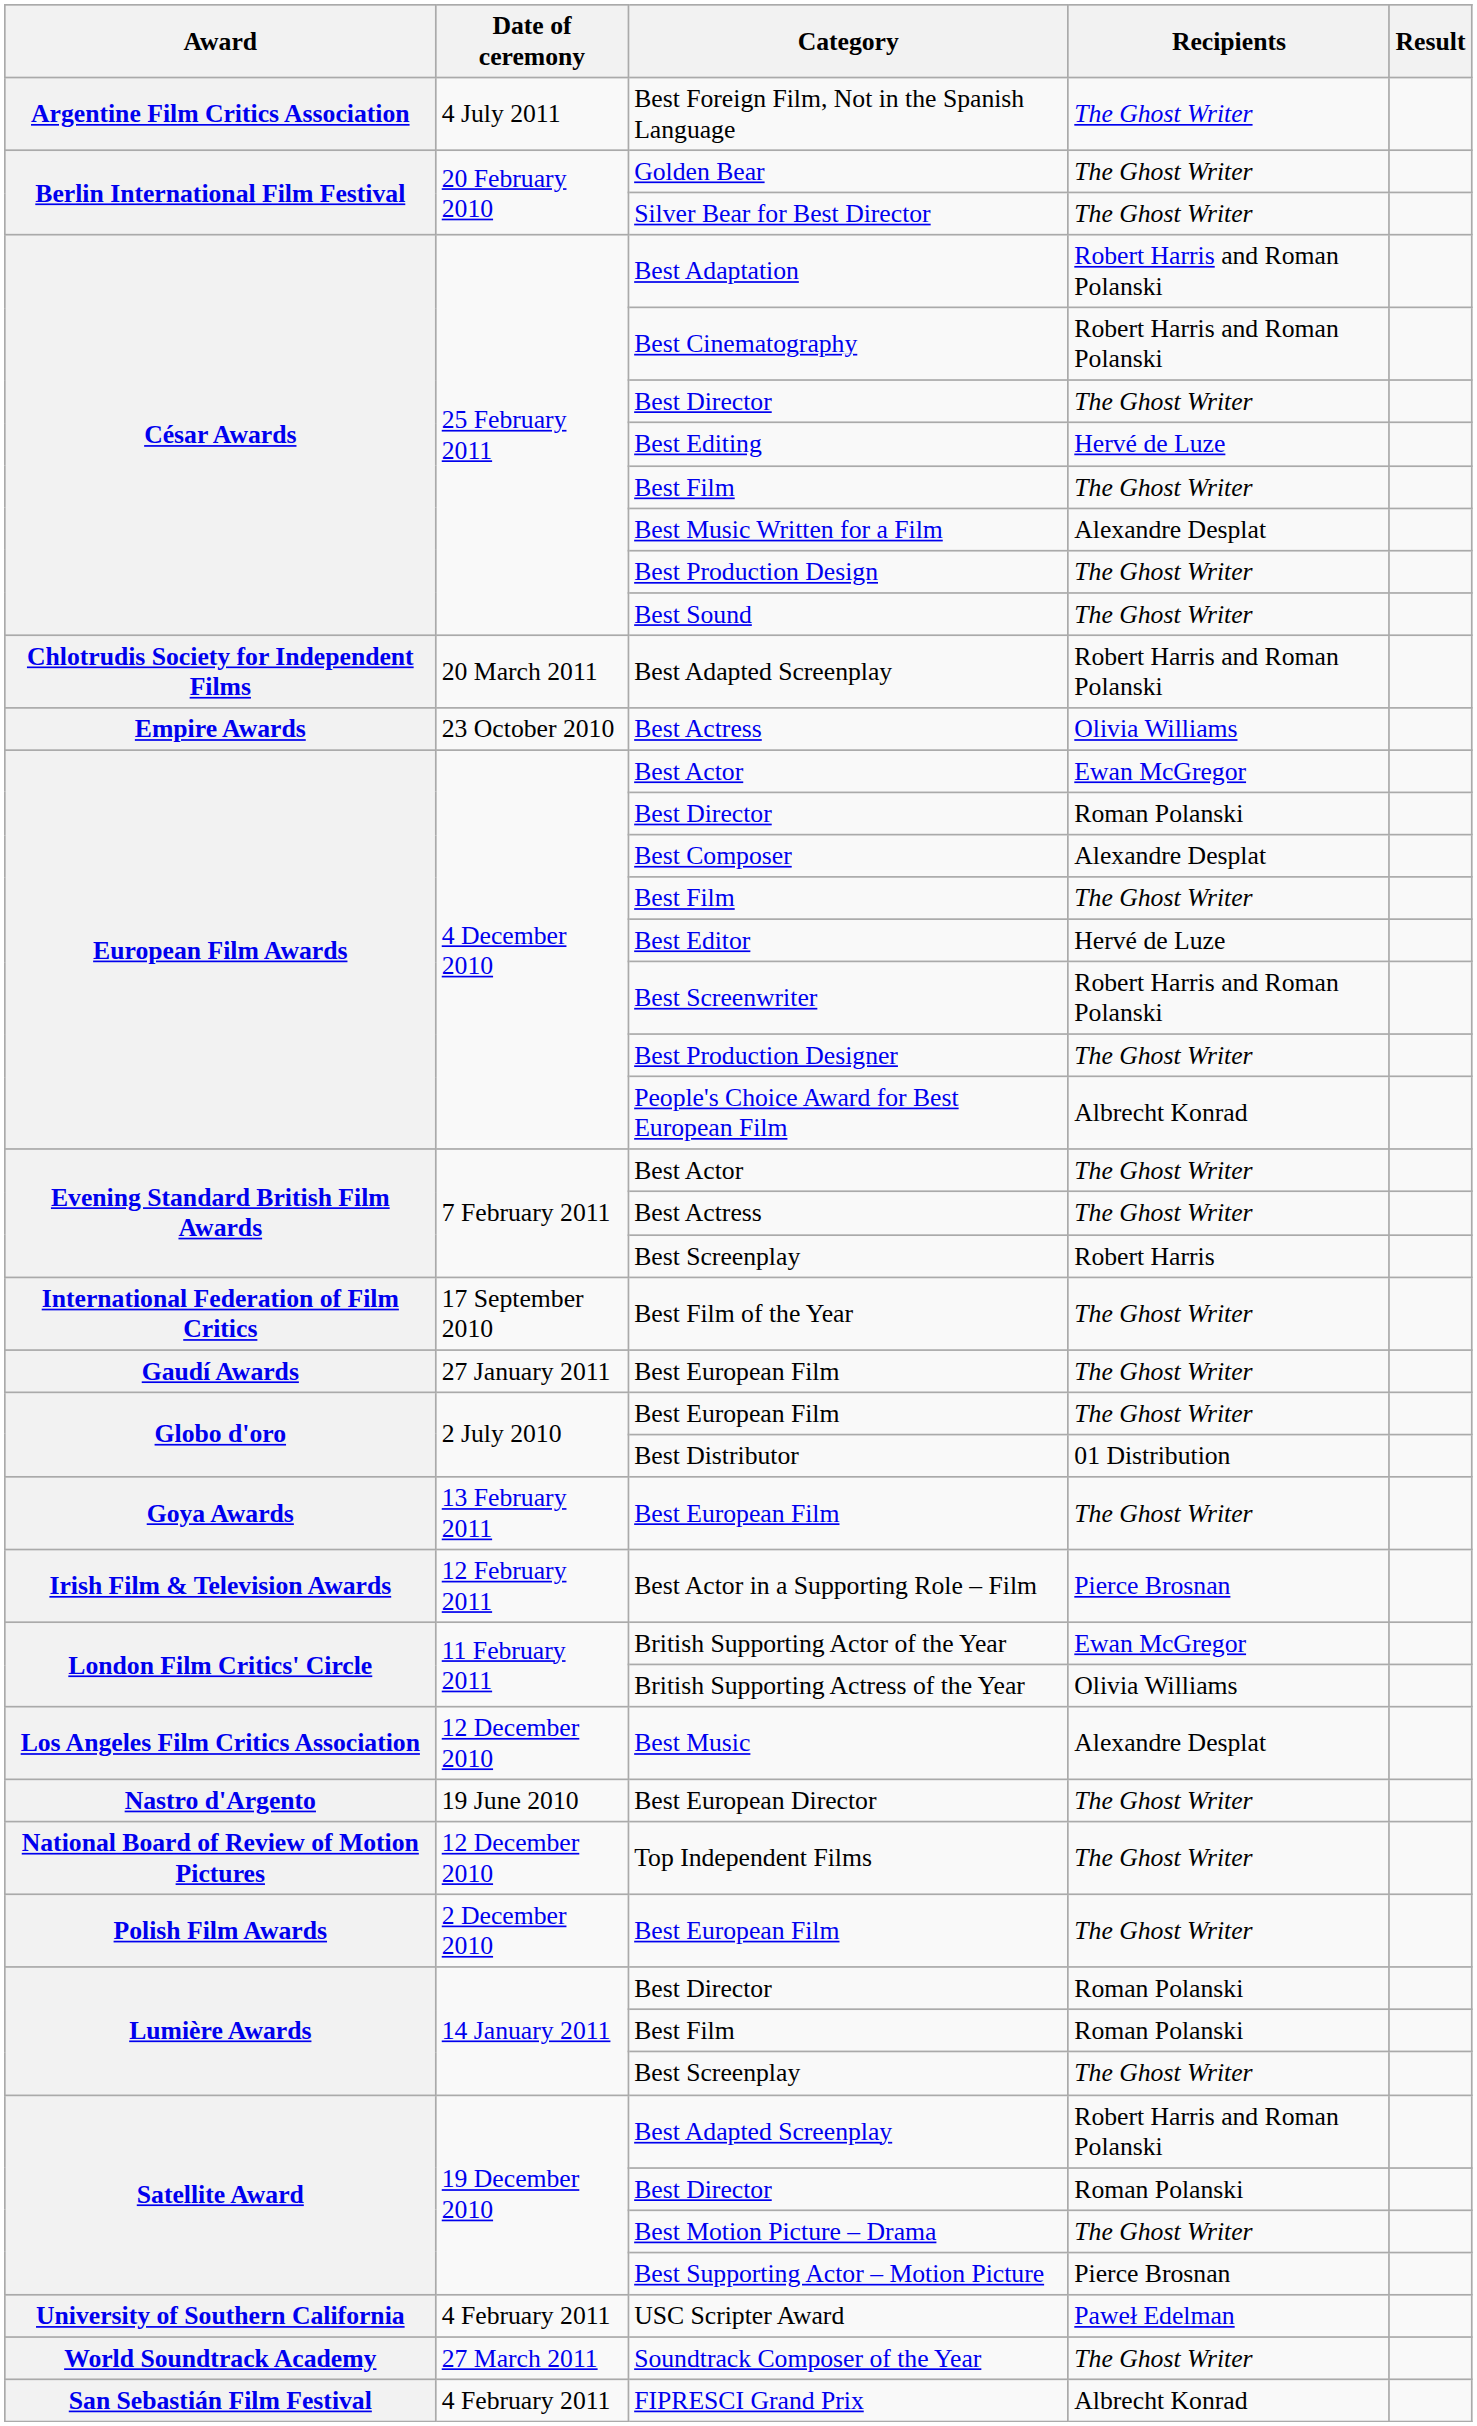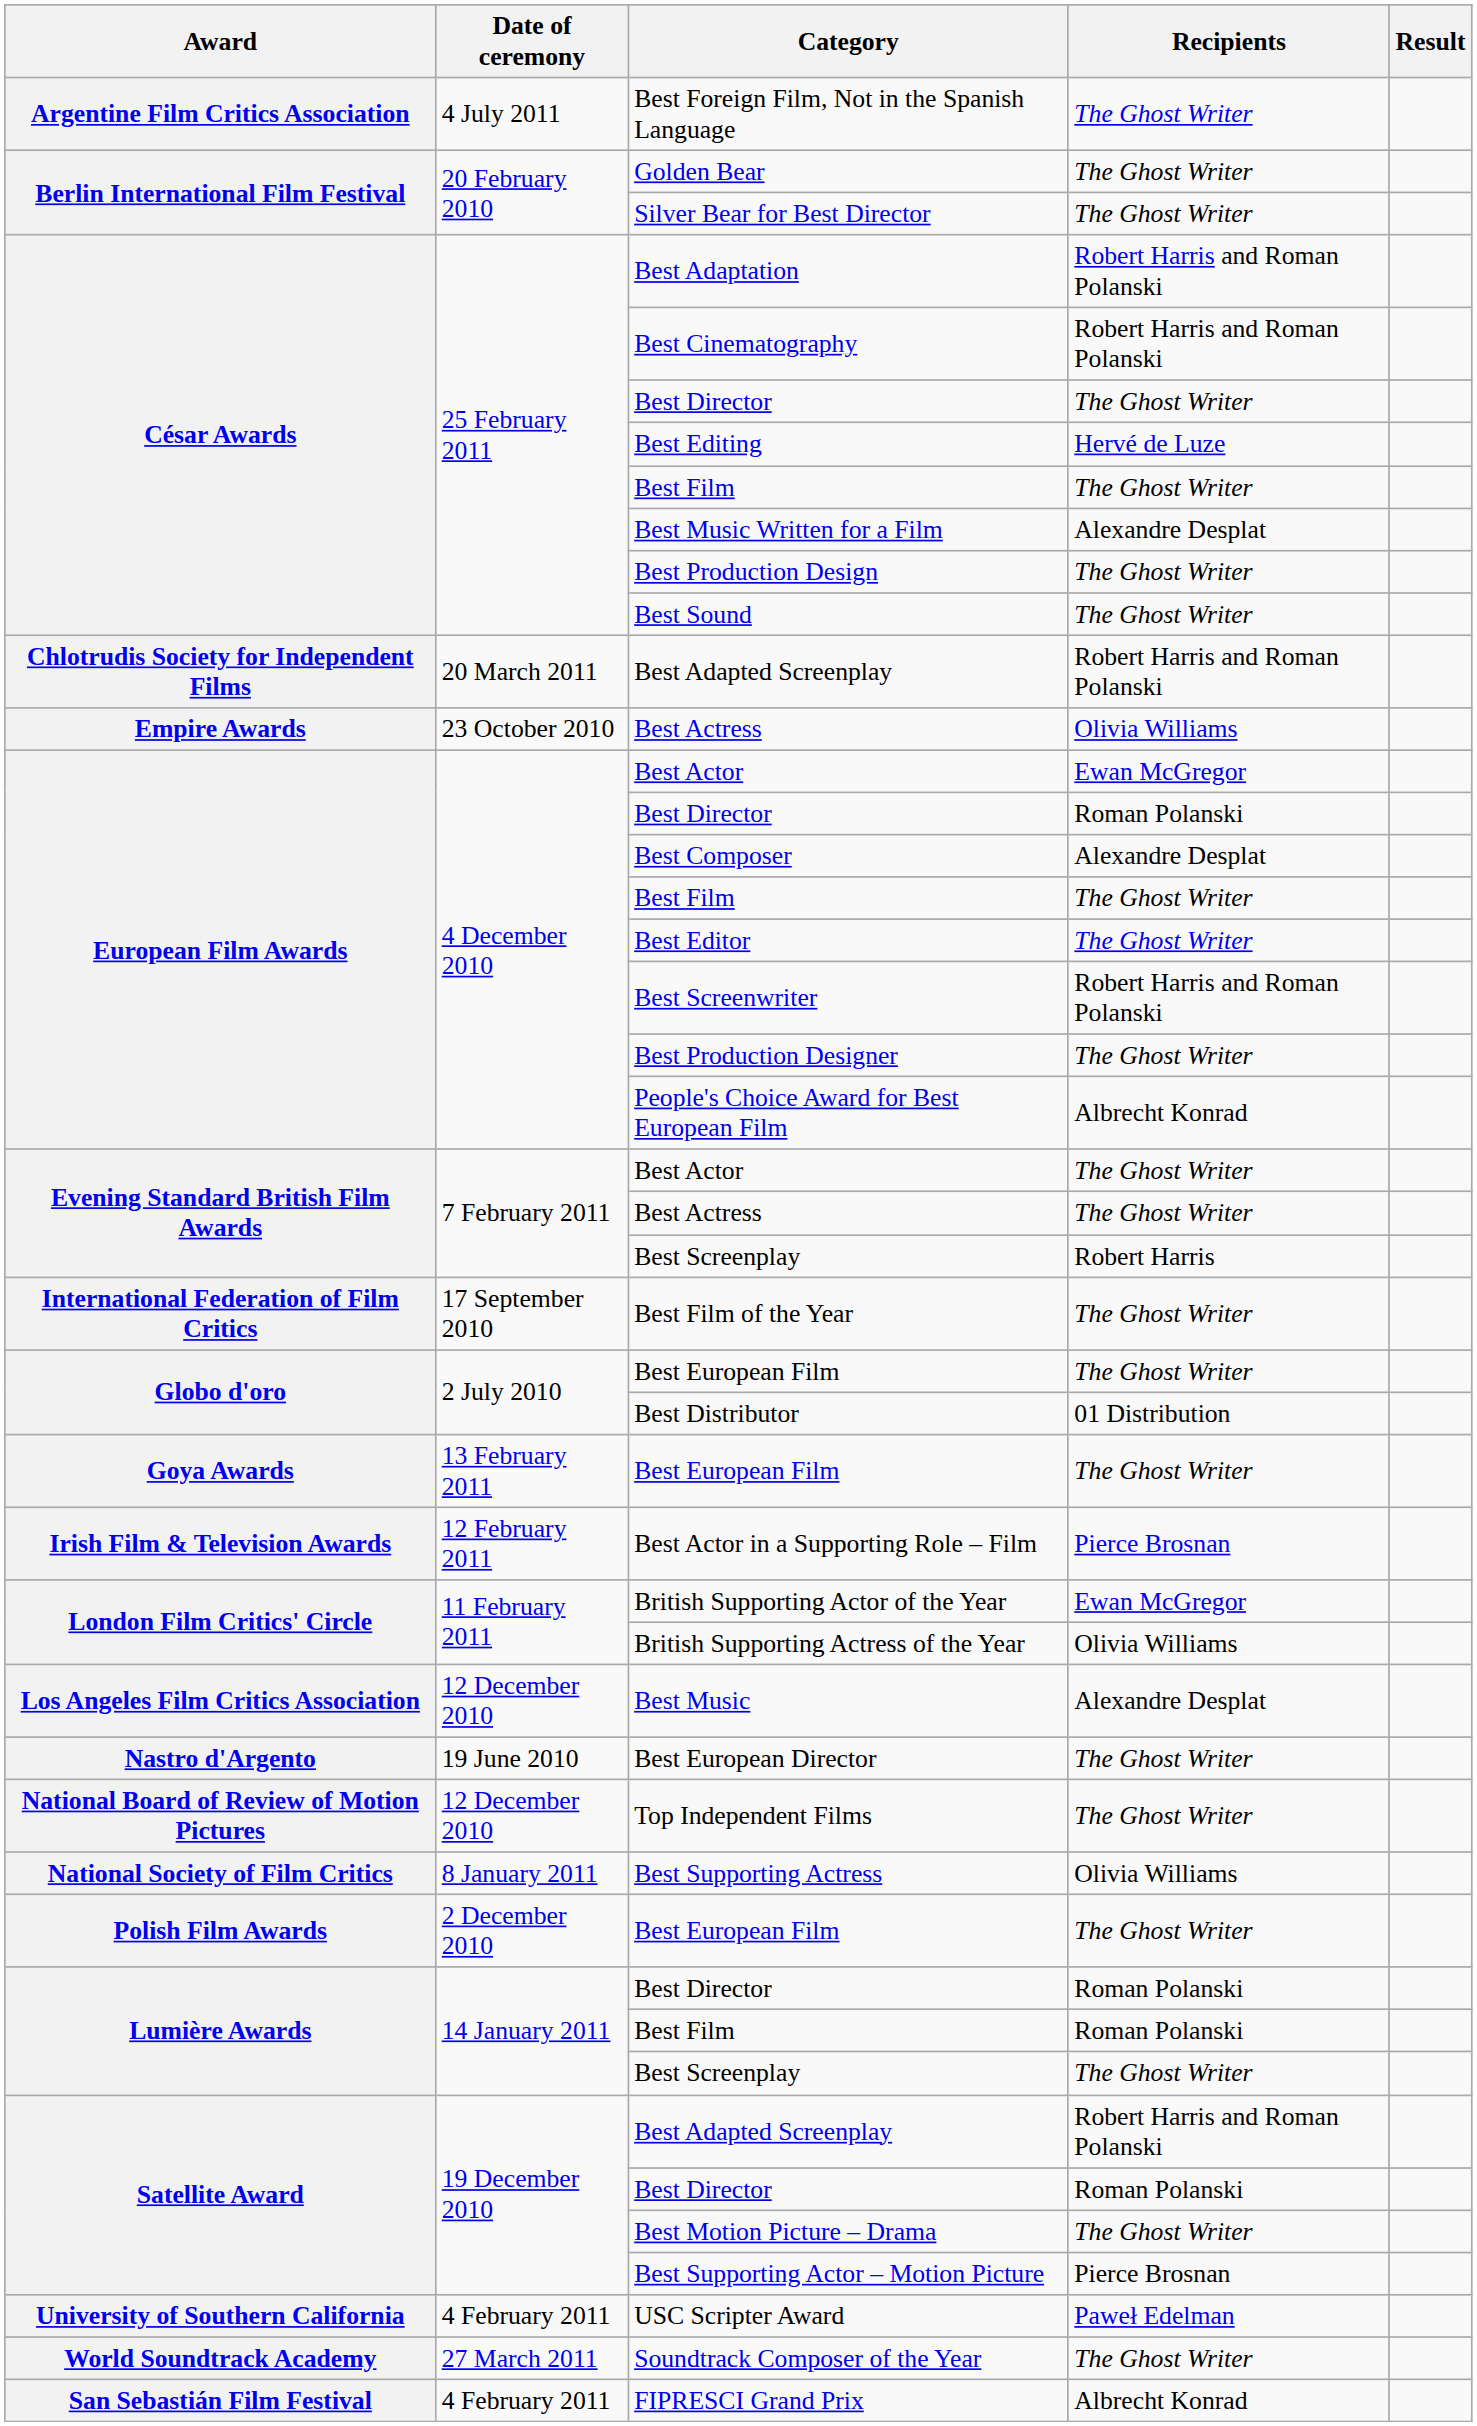(1150, 940) Hervé de Luze -> (1163, 940) The Ghost Writer
- row: (220, 1370)
+ row: (220, 1873)
